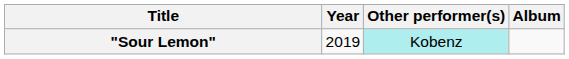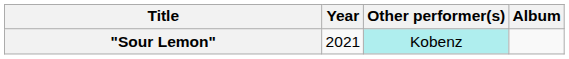(343, 41) 2019 -> (343, 41) 2021
